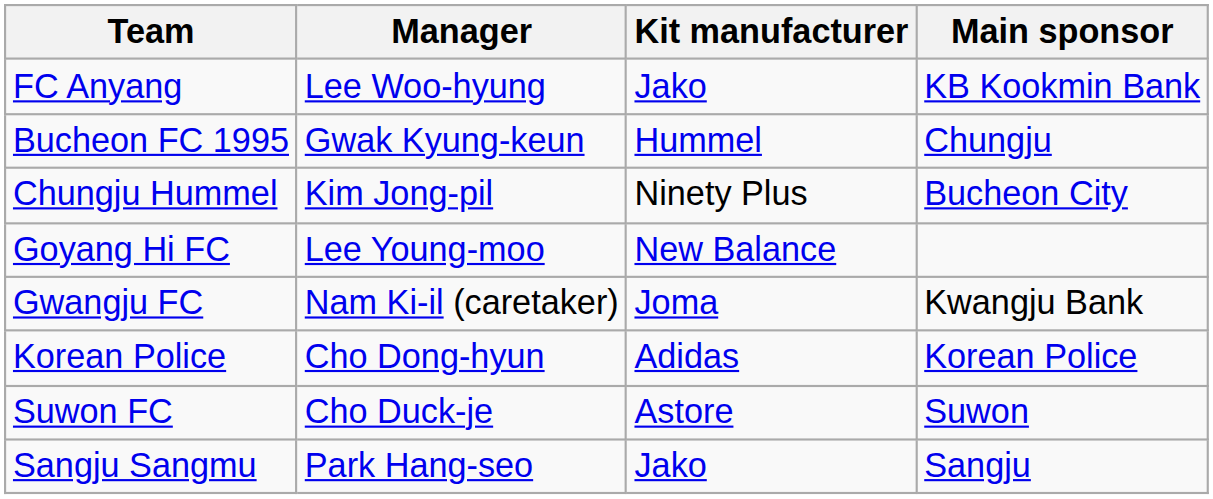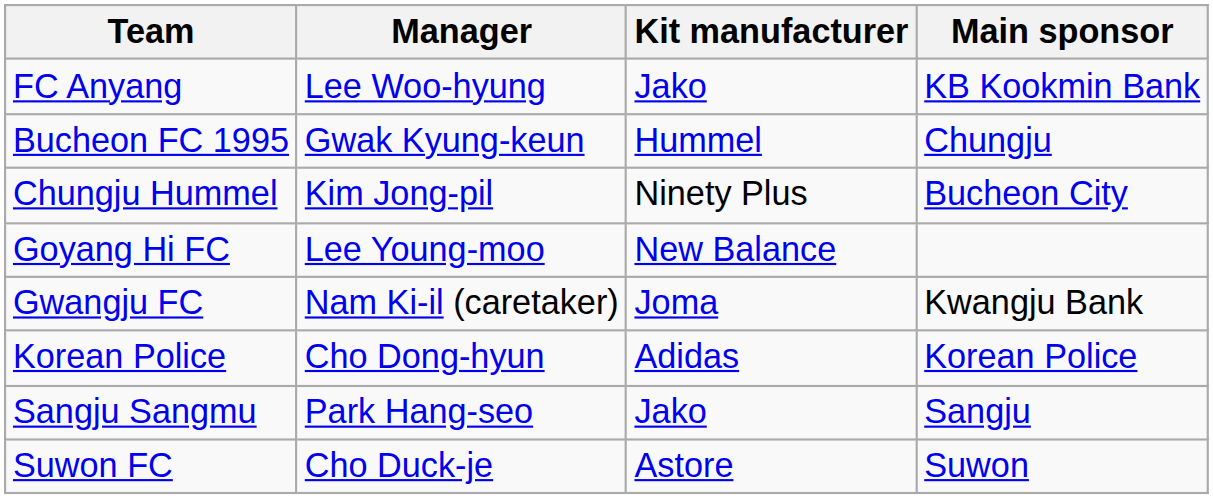rows swapped: (135, 466) <-> (93, 411)
